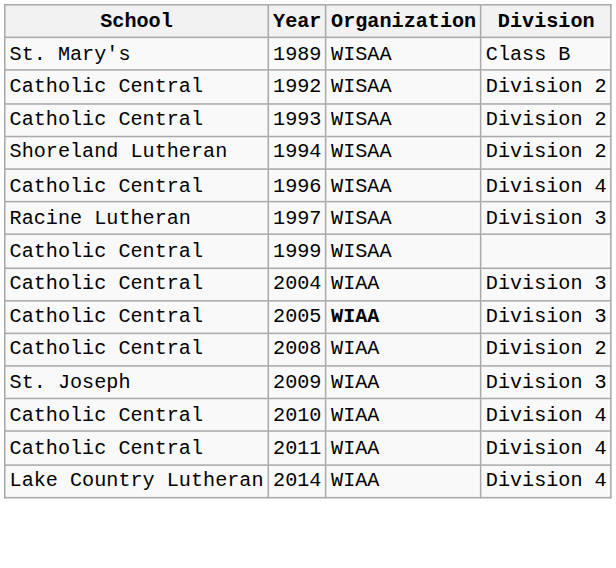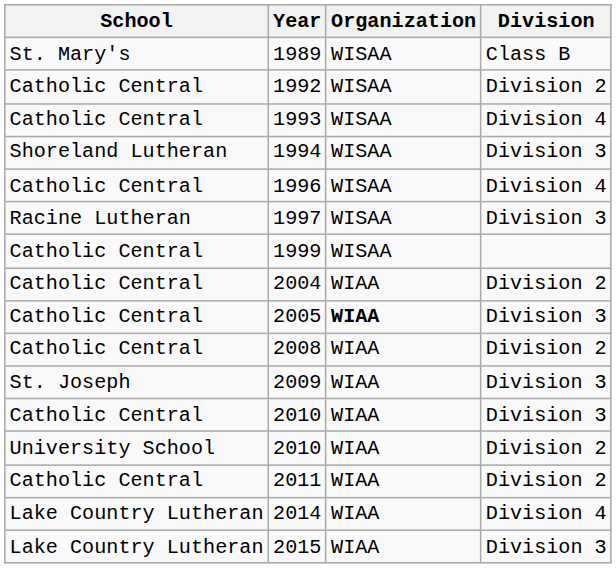(546, 120) Division 2 -> (546, 120) Division 4
(546, 153) Division 2 -> (546, 153) Division 3
(546, 284) Division 3 -> (546, 284) Division 2
(546, 415) Division 4 -> (546, 415) Division 3
+ row: (112, 448)
(546, 448) Division 4 -> (546, 481) Division 2
+ row: (137, 547)
